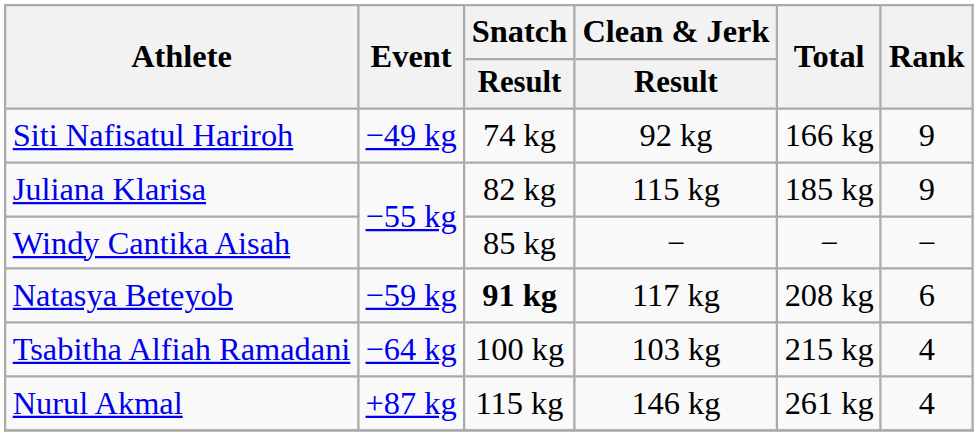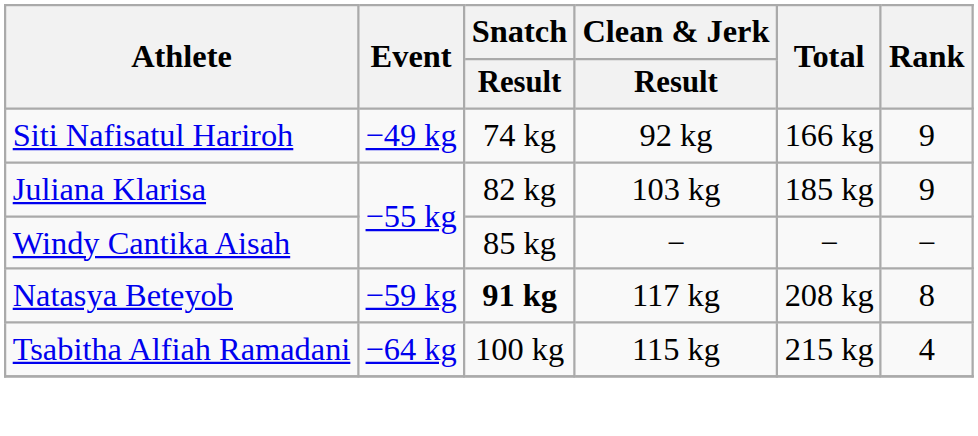(676, 189) 115 kg -> (676, 189) 103 kg
(927, 295) 6 -> (927, 295) 8
(676, 349) 103 kg -> (676, 349) 115 kg
- row: (98, 402)
